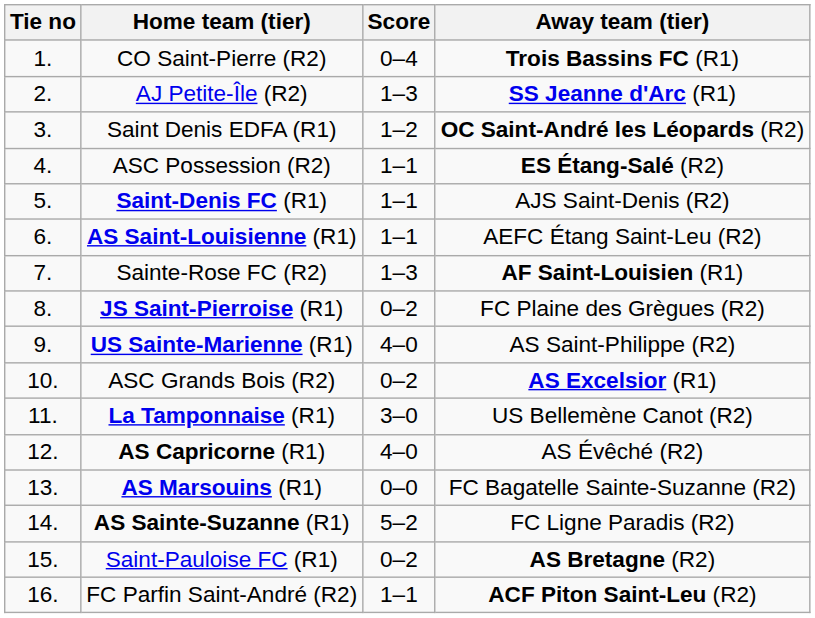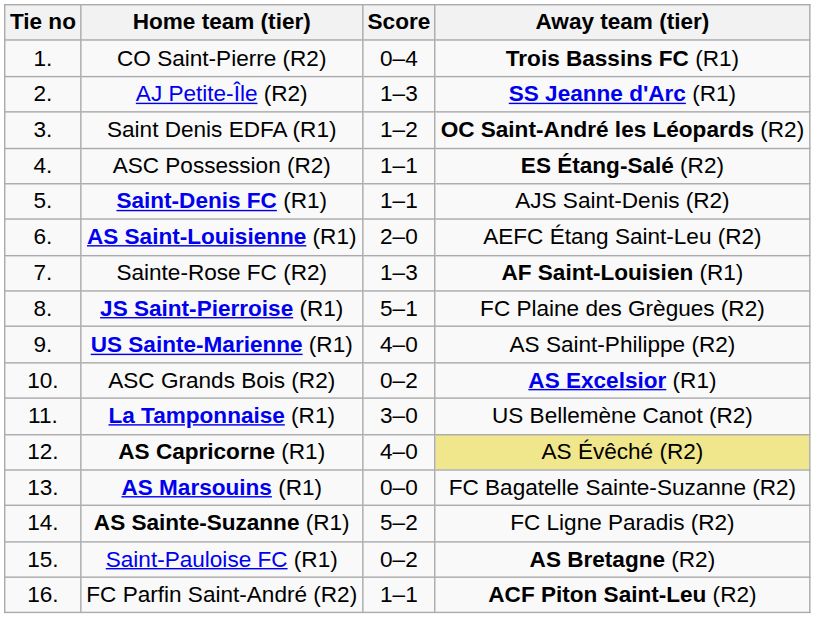(399, 237) 1–1 -> (399, 237) 2–0
(399, 308) 0–2 -> (399, 308) 5–1
(622, 451) no background -> (622, 451) khaki background
